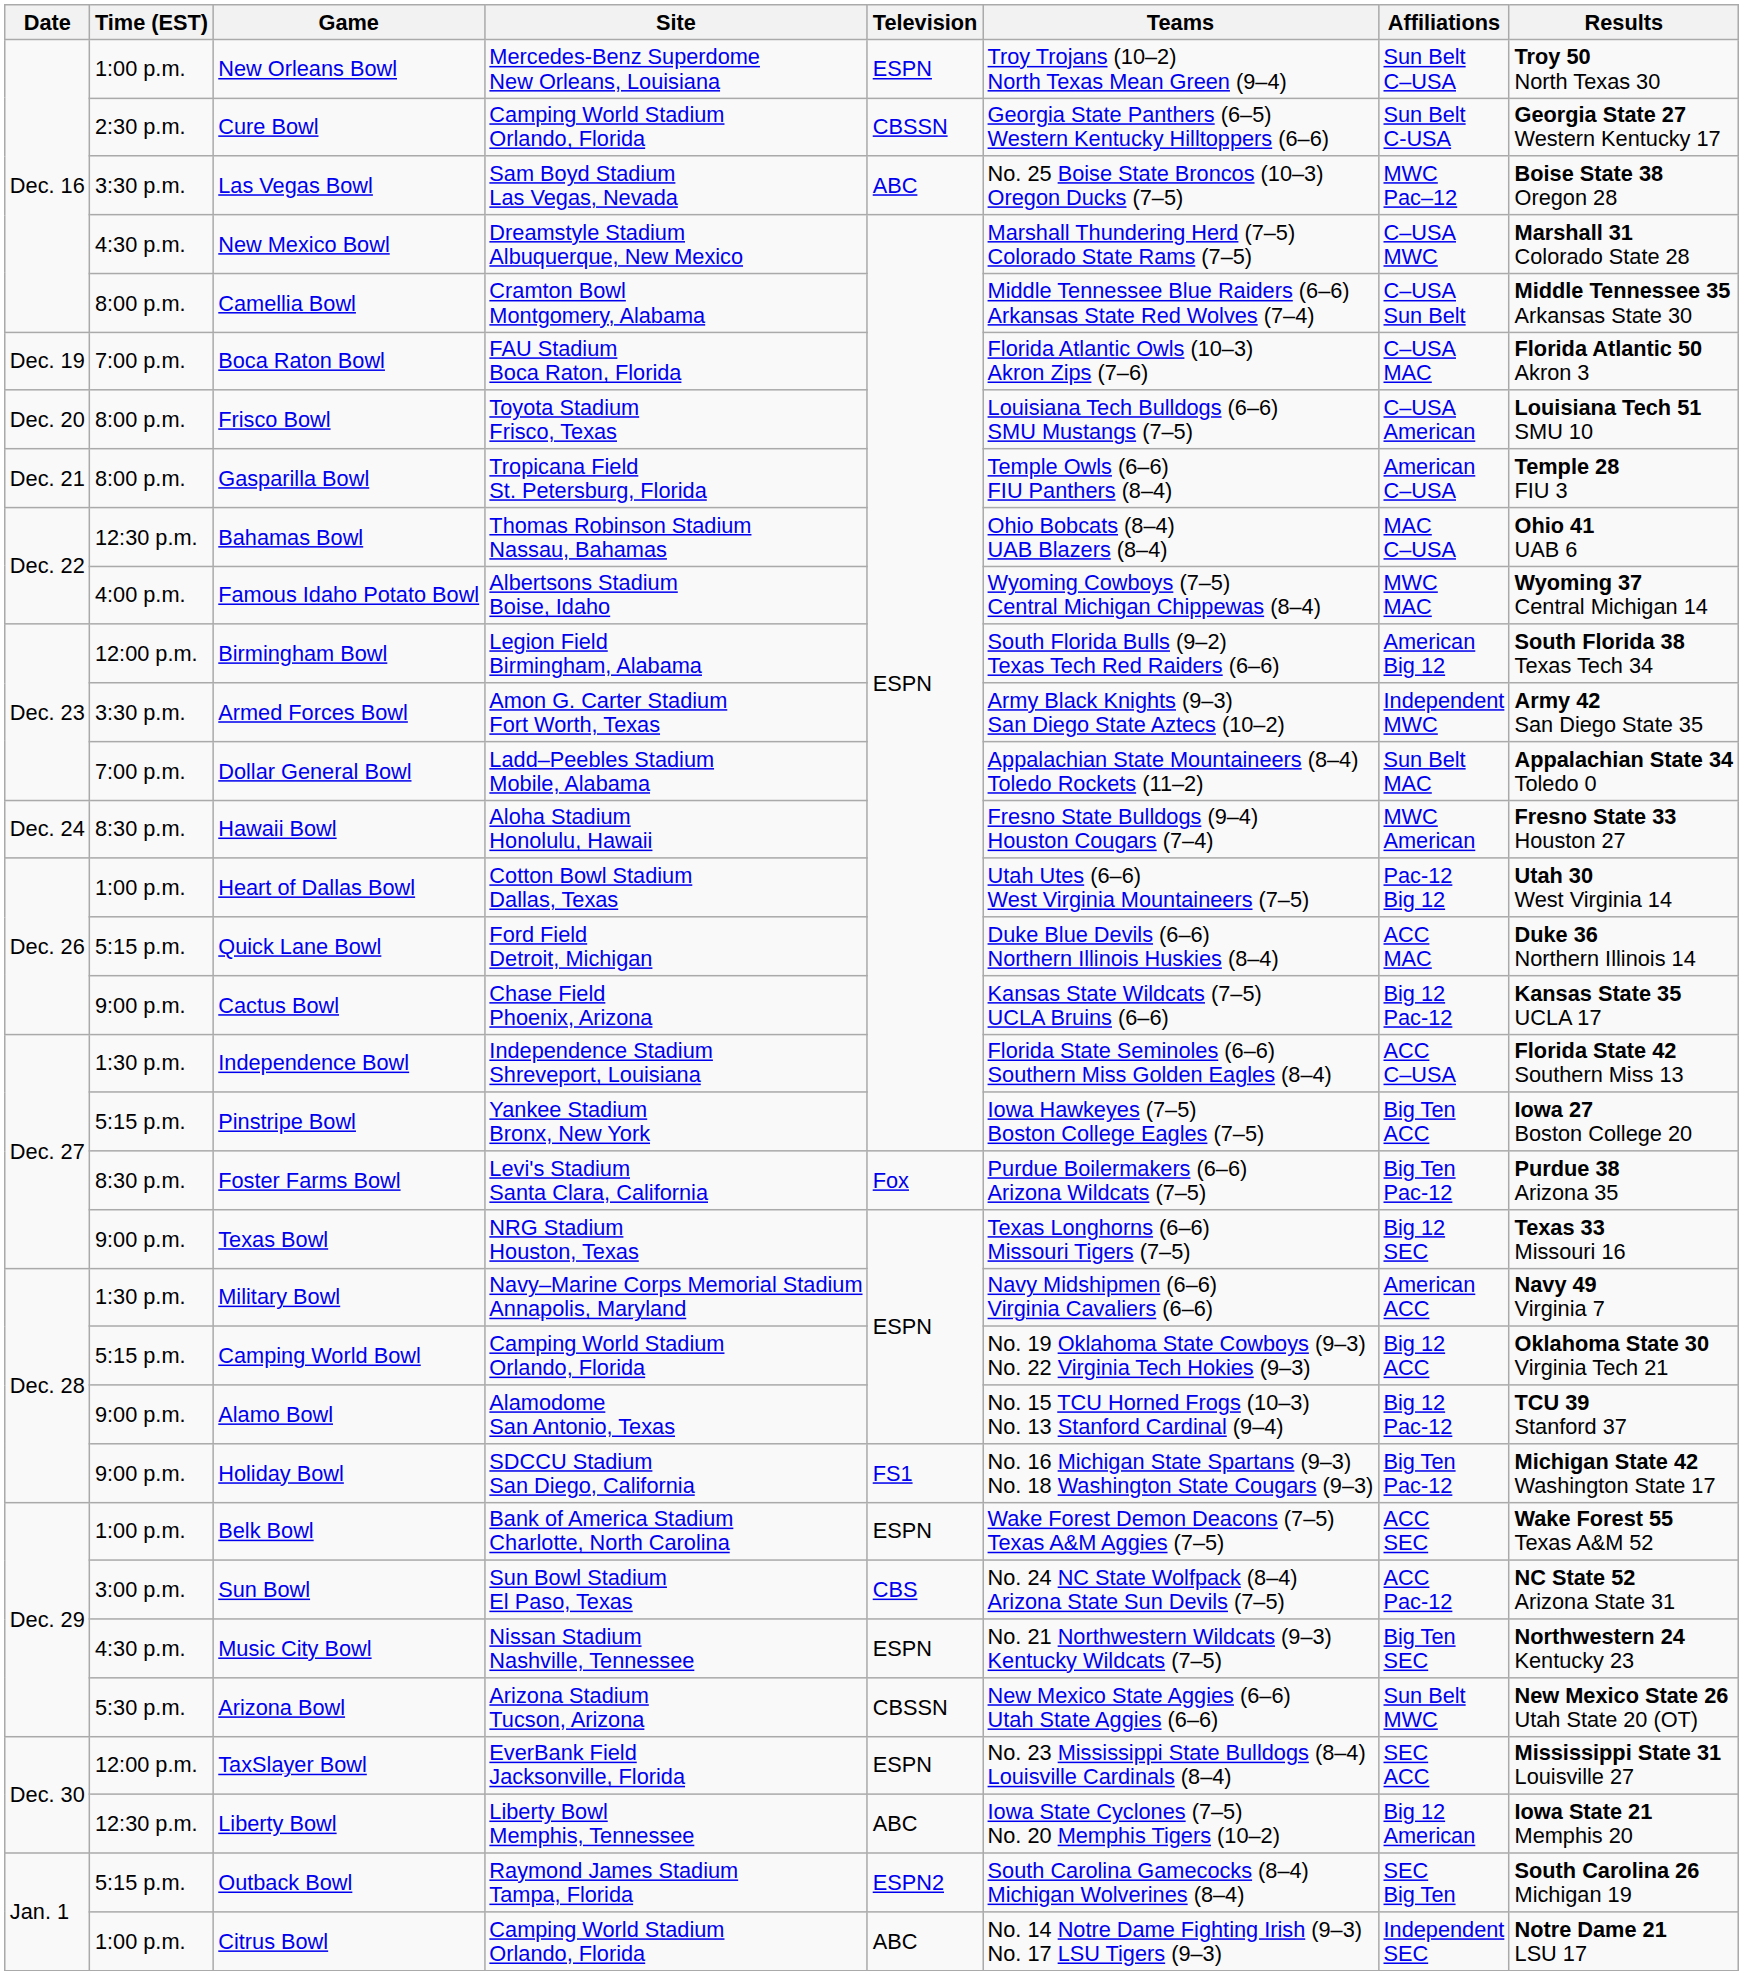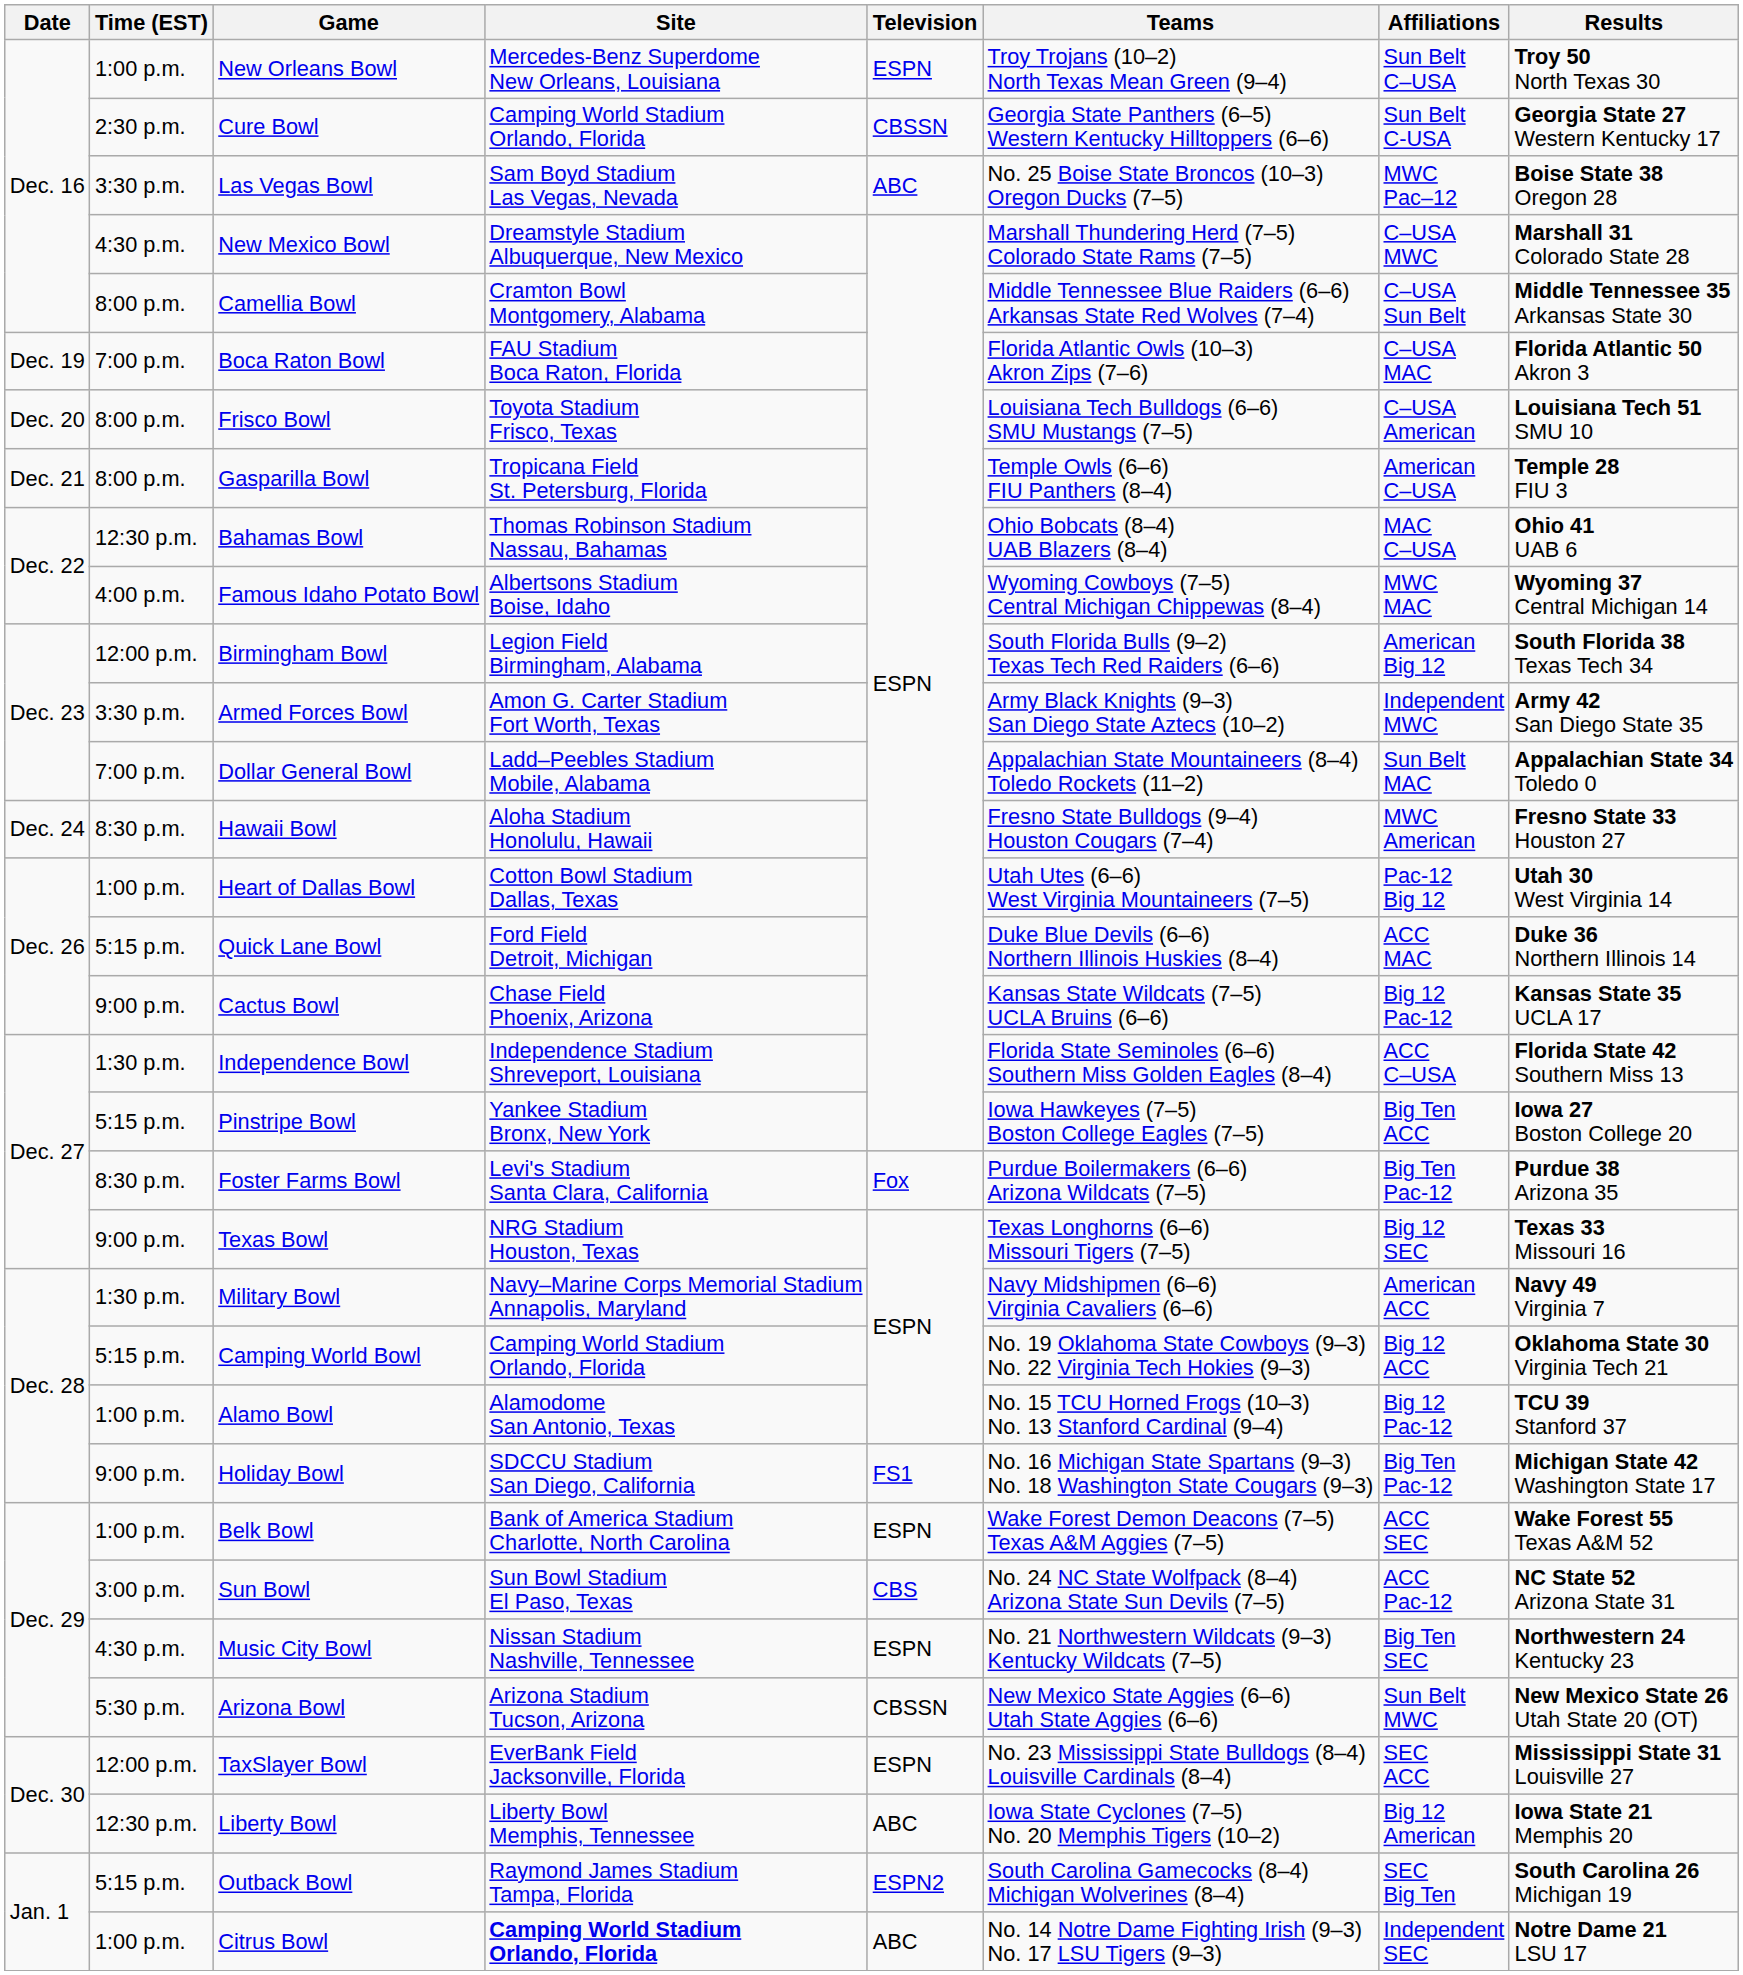(140, 1415) 9:00 p.m. -> (140, 1415) 1:00 p.m.
(607, 1941) normal -> (615, 1941) bold
